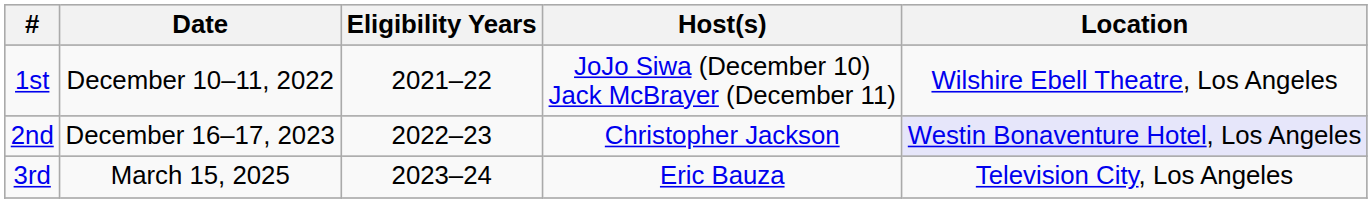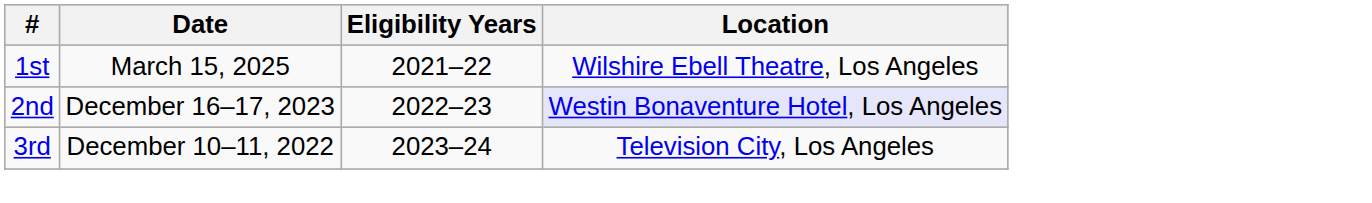- column: (722, 24)
(200, 80) December 10–11, 2022 -> (200, 65) March 15, 2025
(200, 176) March 15, 2025 -> (200, 147) December 10–11, 2022
